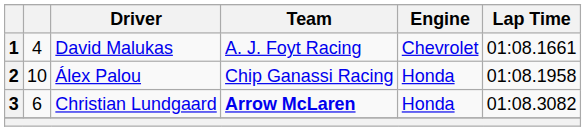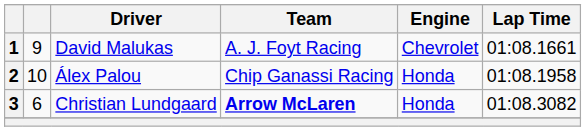(37, 47) 4 -> (37, 47) 9
